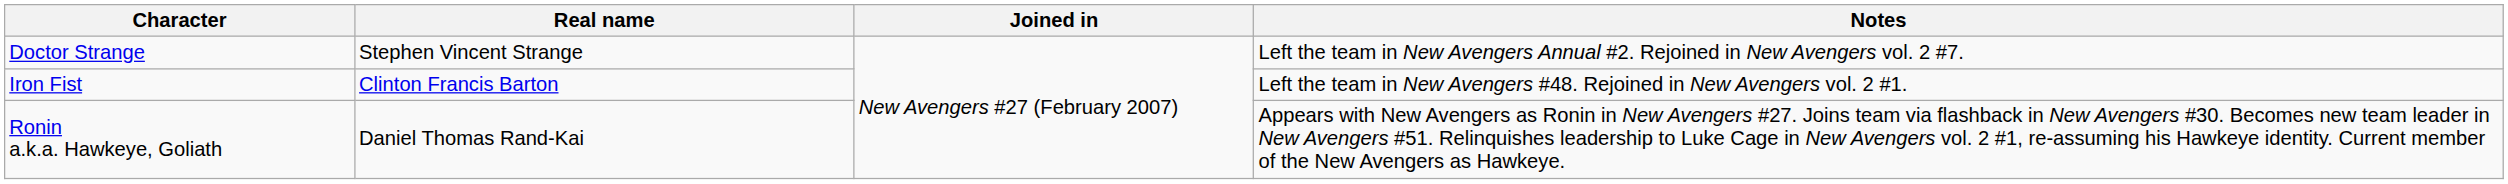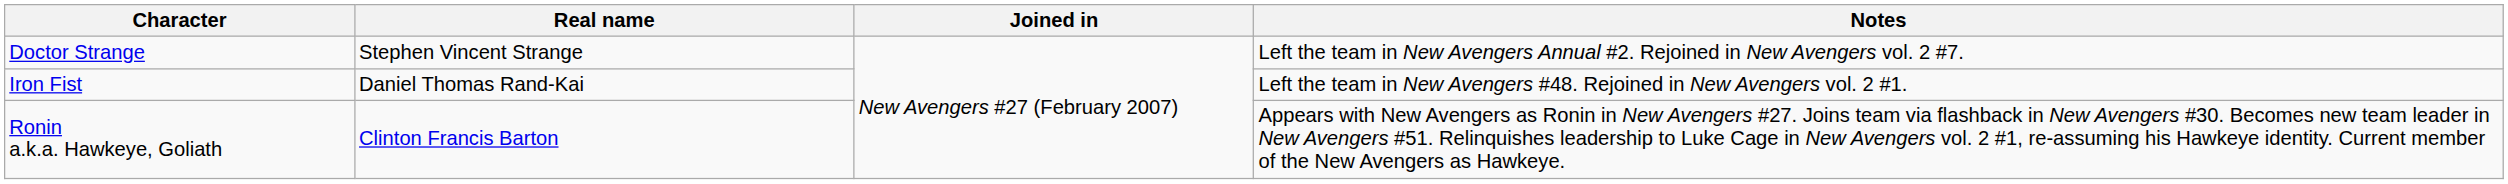(459, 84) Clinton Francis Barton -> (471, 84) Daniel Thomas Rand-Kai
(471, 139) Daniel Thomas Rand-Kai -> (459, 139) Clinton Francis Barton
